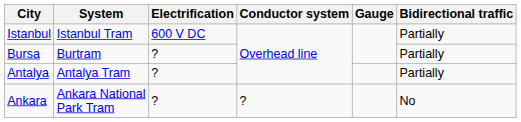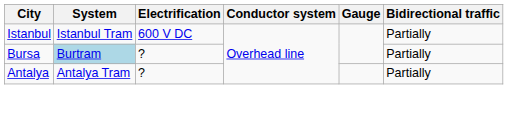(79, 53) no background -> (79, 53) lightblue background
- row: (27, 100)
